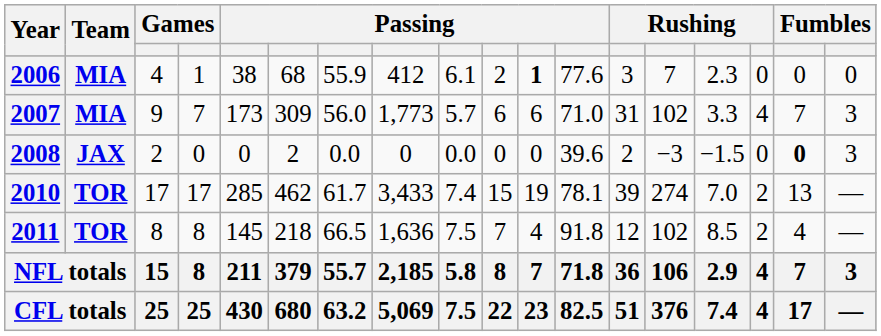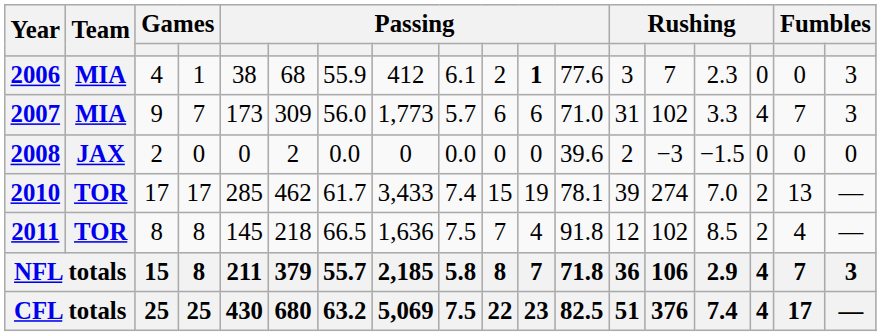(851, 74) 0 -> (851, 74) 3
(800, 153) bold -> (800, 153) normal
(851, 153) 3 -> (851, 153) 0
